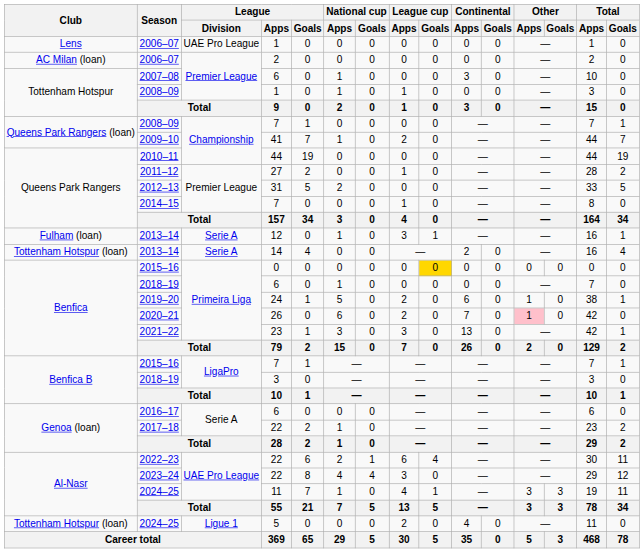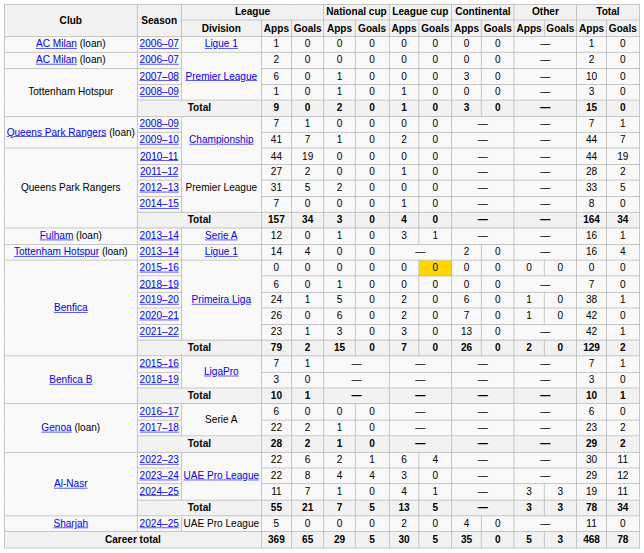(71, 44) Lens -> (71, 44) AC Milan (loan)
(221, 44) UAE Pro League -> (221, 44) Ligue 1
(221, 252) Serie A -> (221, 252) Ligue 1
(529, 316) pink background -> (529, 316) no background
(71, 524) Tottenham Hotspur (loan) -> (71, 524) Sharjah
(221, 524) Ligue 1 -> (221, 524) UAE Pro League
